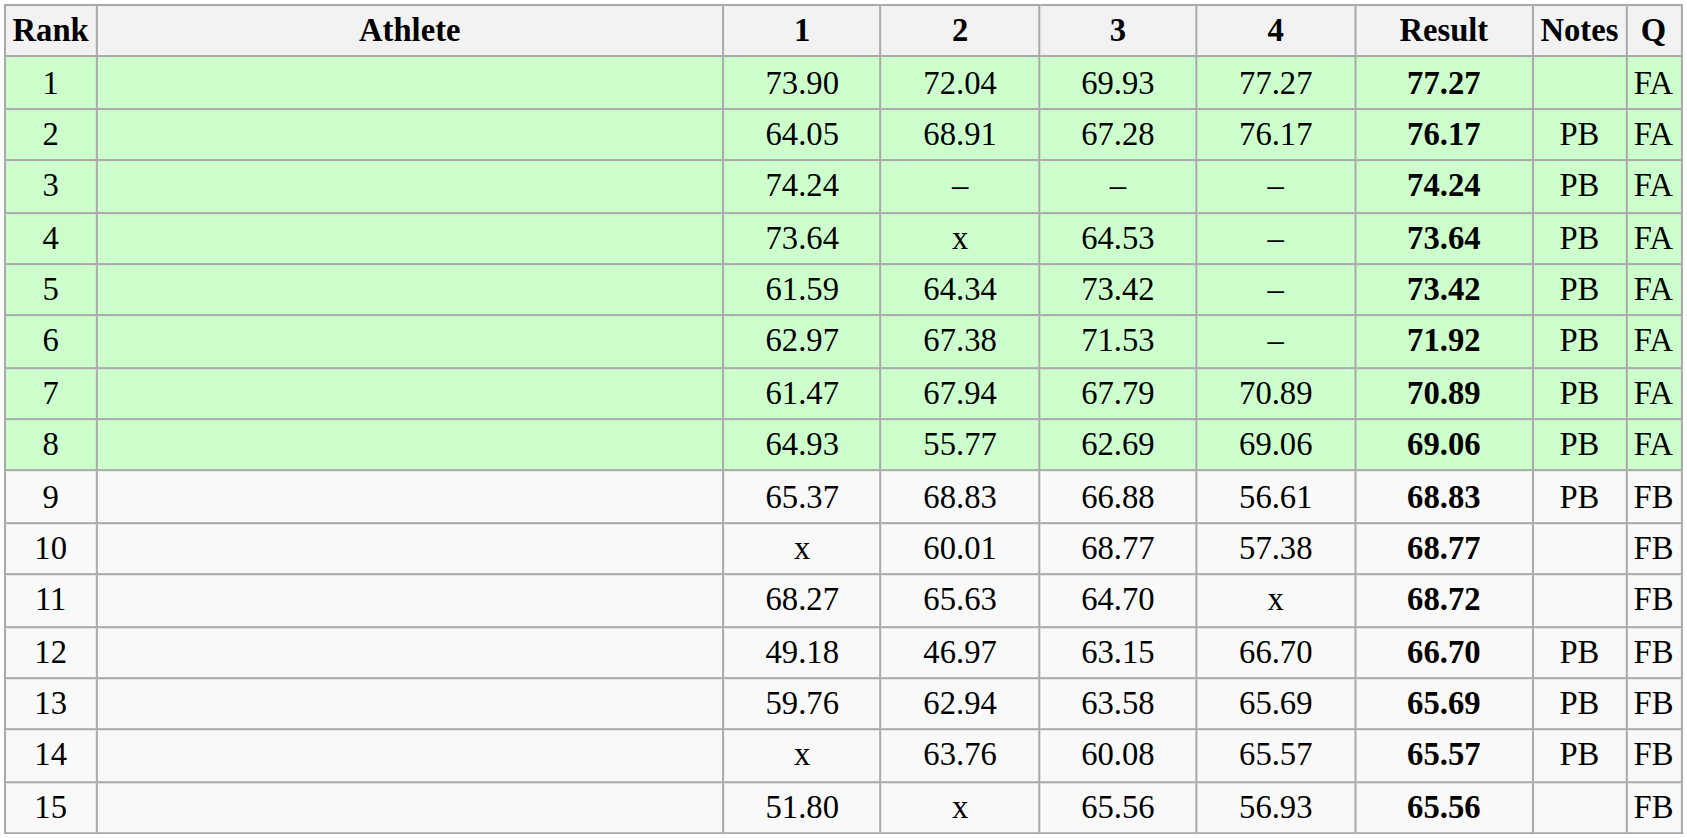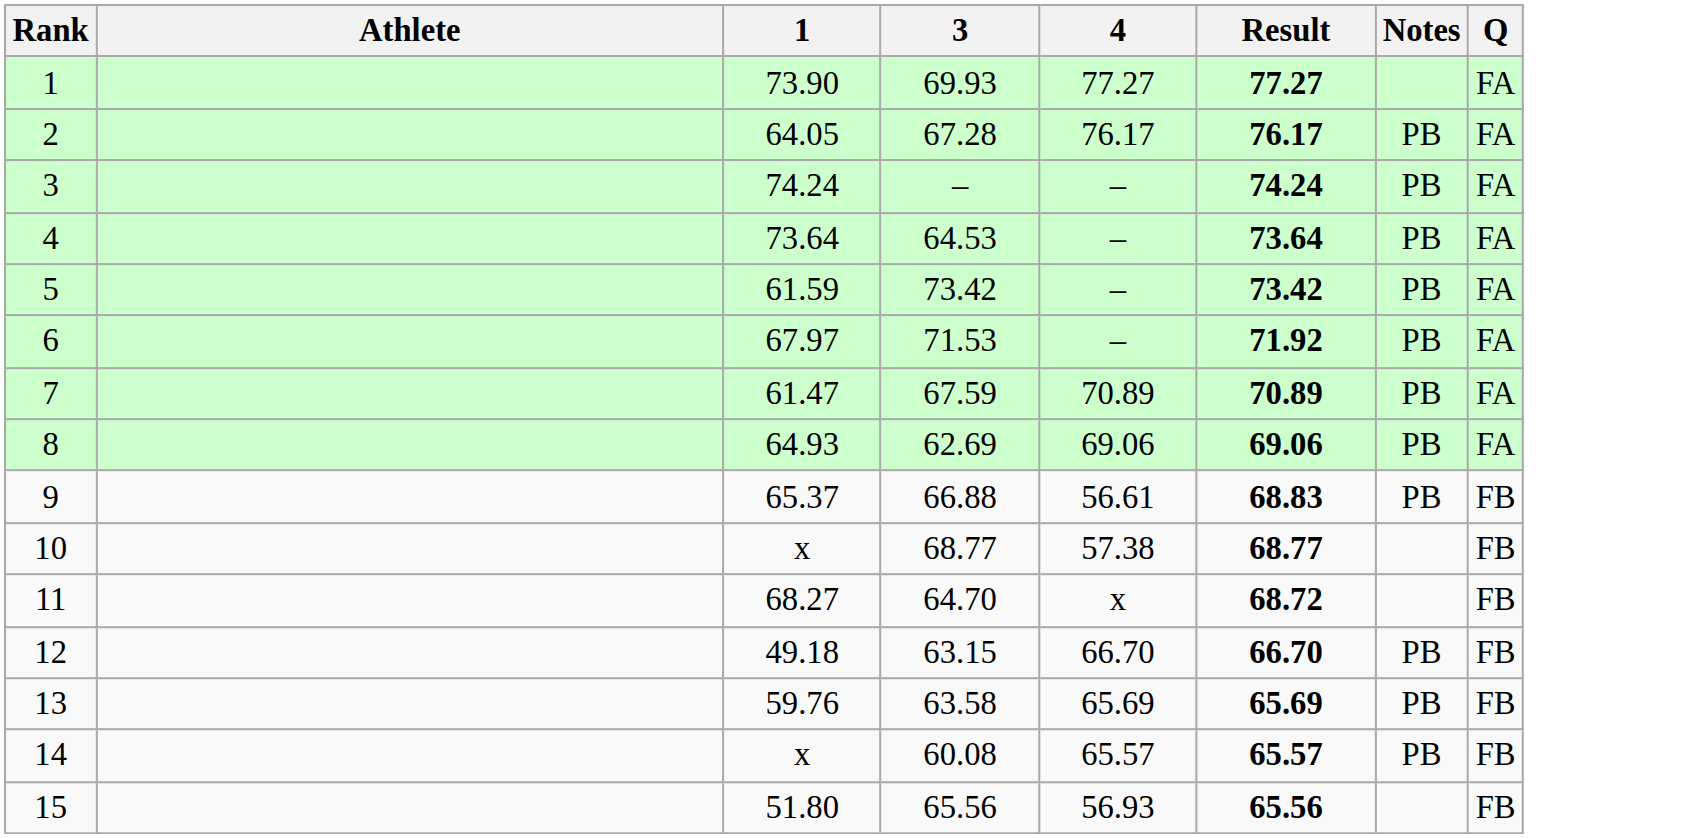- column: (960, 30)
(802, 340) 62.97 -> (802, 340) 67.97
(1118, 392) 67.79 -> (960, 392) 67.59
